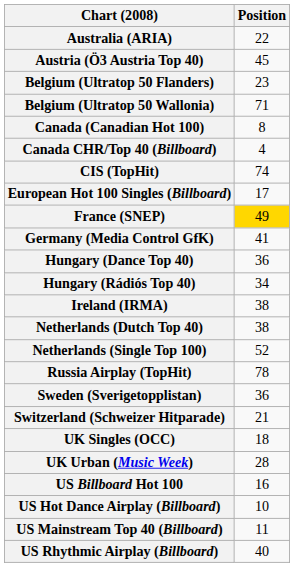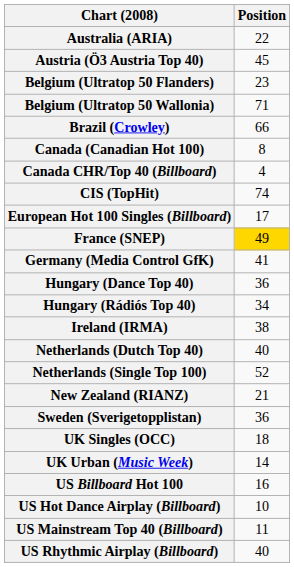+ row: (119, 127)
(262, 328) 38 -> (262, 350) 40
+ row: (119, 395)
- row: (119, 372)
- row: (119, 417)
(262, 462) 28 -> (262, 462) 14
